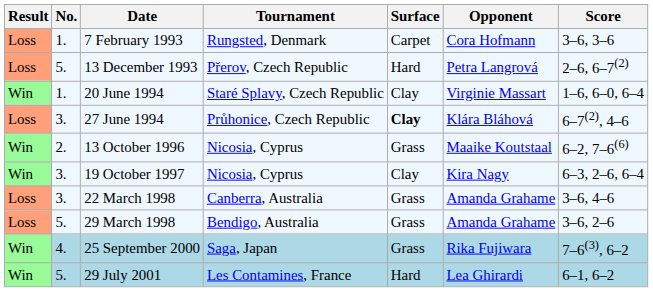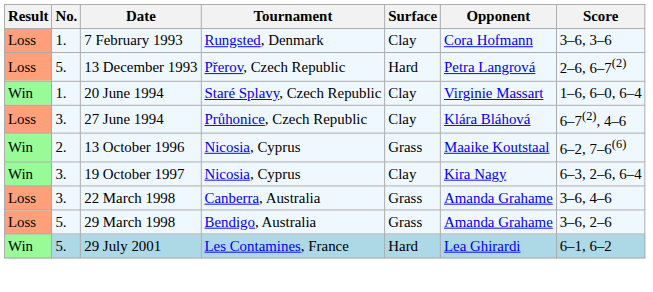(411, 40) Carpet -> (402, 40) Clay
(406, 118) bold -> (402, 118) normal
- row: (142, 247)
